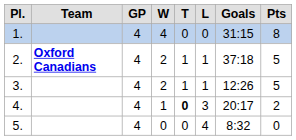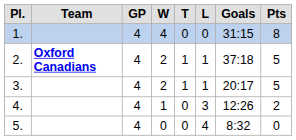(238, 86) 12:26 -> (238, 86) 20:17
(185, 106) bold -> (185, 106) normal
(238, 106) 20:17 -> (238, 106) 12:26
